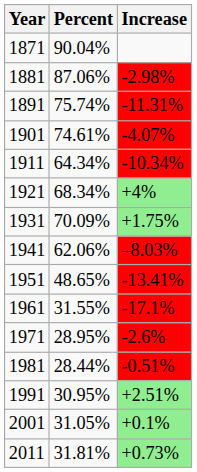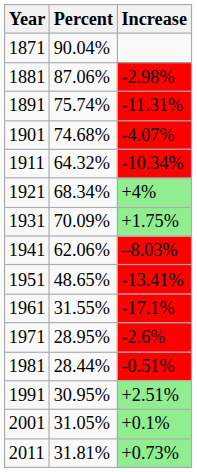(82, 134) 74.61% -> (82, 134) 74.68%
(82, 163) 64.34% -> (82, 163) 64.32%
